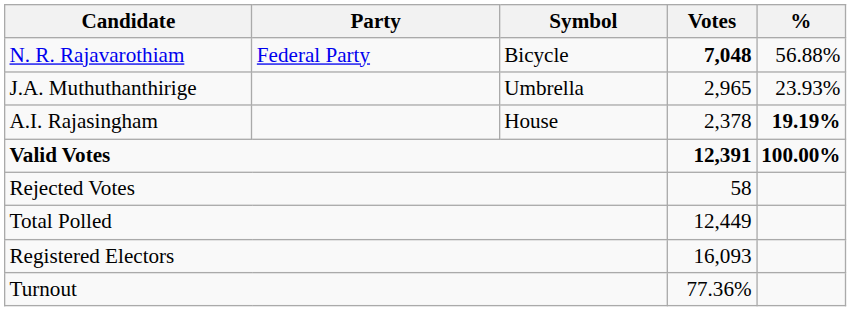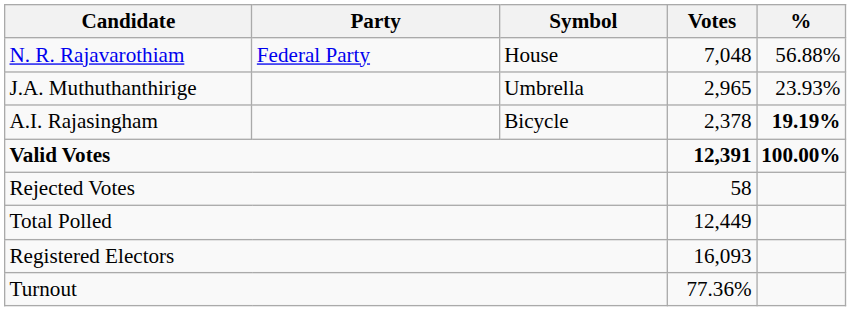(536, 54) Bicycle -> (531, 54) House
(728, 54) bold -> (728, 54) normal
(531, 121) House -> (536, 121) Bicycle
